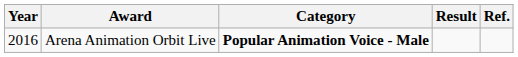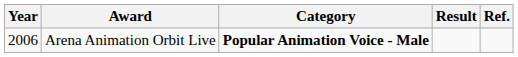(23, 40) 2016 -> (23, 40) 2006
